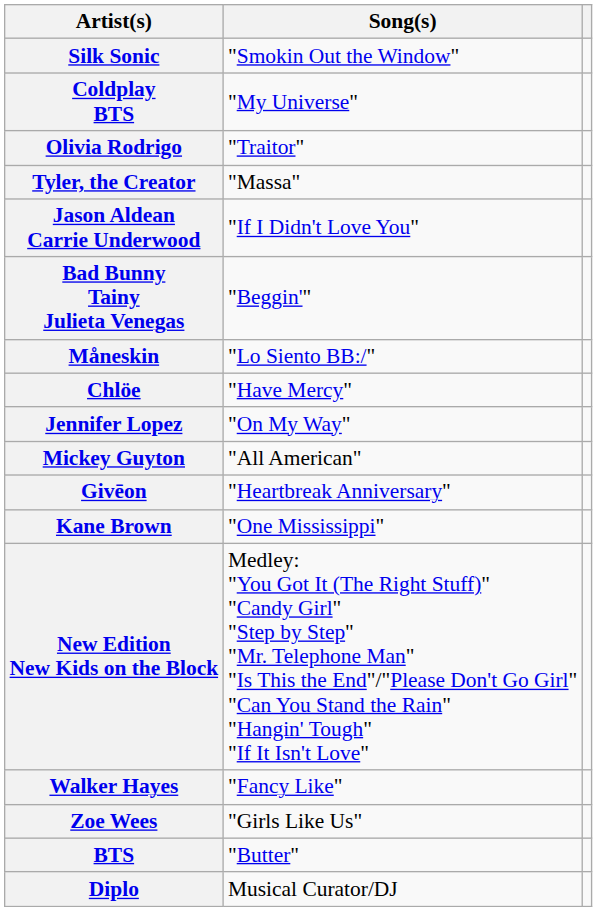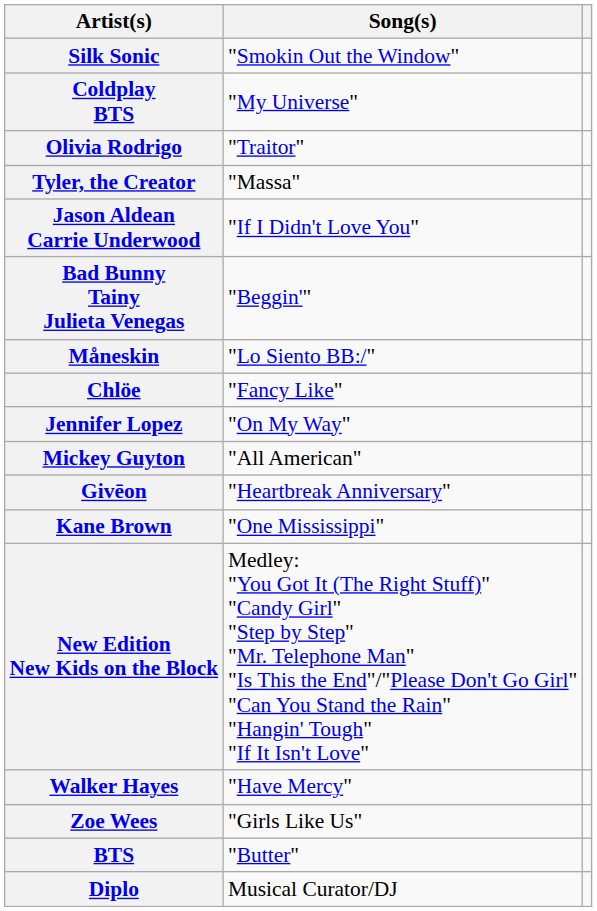(290, 390) "Have Mercy" -> (285, 390) "Fancy Like"
(285, 786) "Fancy Like" -> (290, 786) "Have Mercy"
